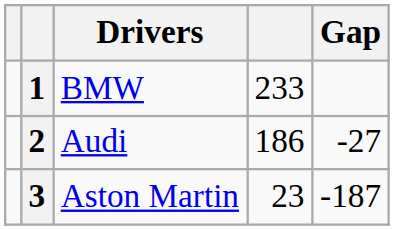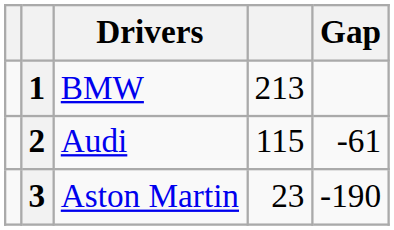(280, 87) 233 -> (280, 87) 213
(280, 142) 186 -> (280, 142) 115
(359, 142) -27 -> (359, 142) -61
(351, 196) -187 -> (351, 196) -190
